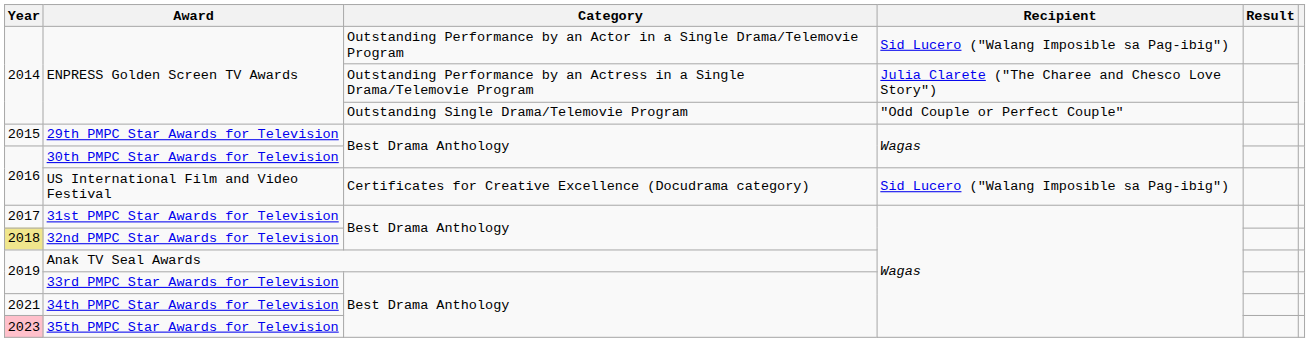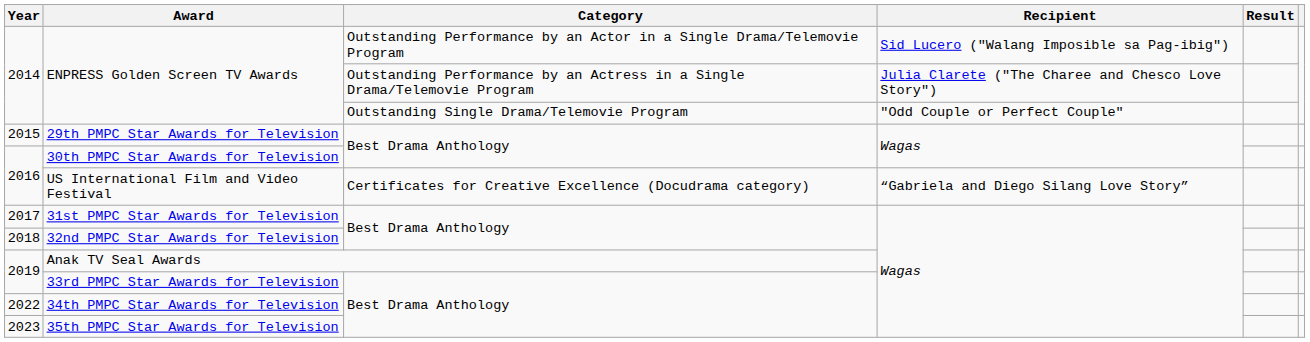(1055, 187) Sid Lucero ("Walang Imposible sa Pag-ibig") -> (1034, 187) “Gabriela and Diego Silang Love Story”
(24, 239) khaki background -> (24, 239) no background
(24, 305) 2021 -> (24, 305) 2022
(24, 327) pink background -> (24, 327) no background
